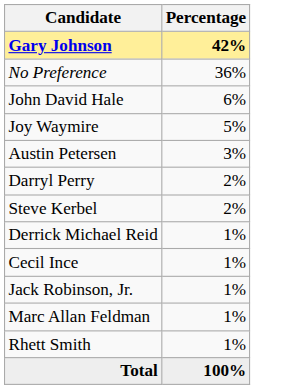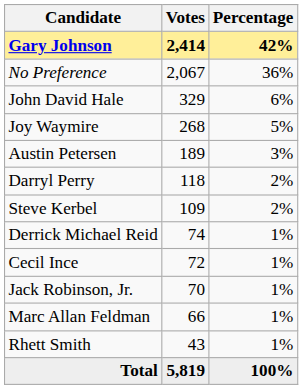+ column: (185, 18)
